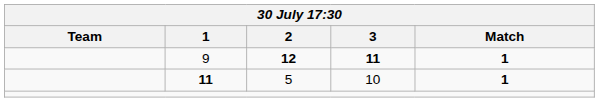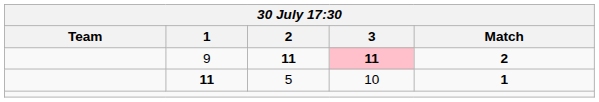(289, 58) 12 -> (289, 58) 11
(373, 58) no background -> (372, 58) pink background
(505, 58) 1 -> (504, 58) 2
